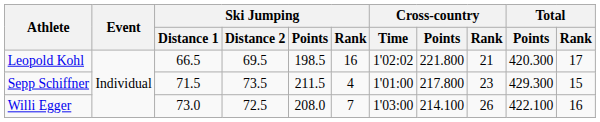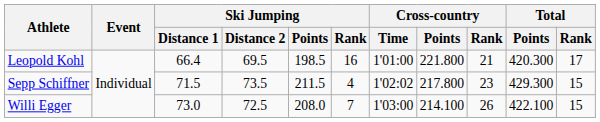(188, 61) 66.5 -> (188, 61) 66.4
(393, 61) 1'02:02 -> (393, 61) 1'01:00
(393, 83) 1'01:00 -> (393, 83) 1'02:02
(576, 106) 16 -> (576, 106) 15
